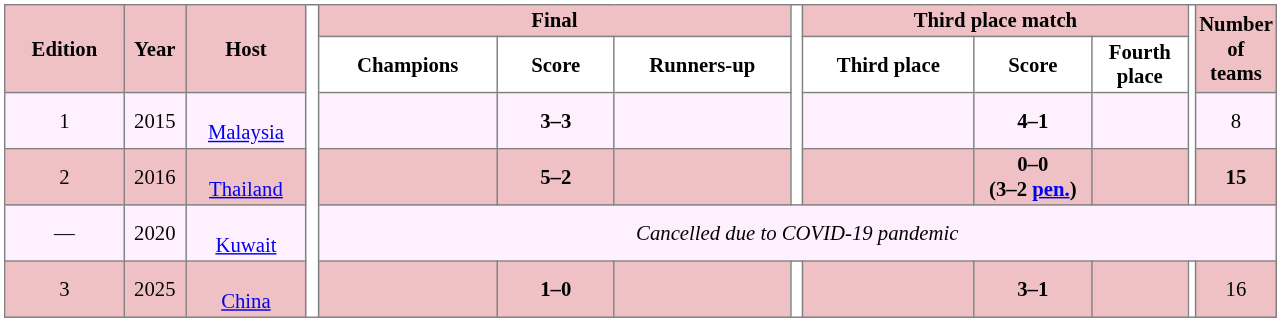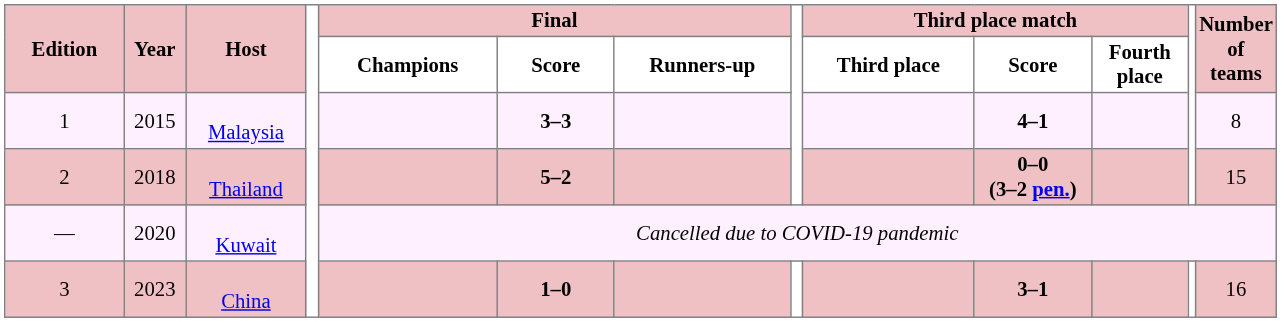(155, 176) 2016 -> (155, 176) 2018
(1236, 176) bold -> (1236, 176) normal
(155, 288) 2025 -> (155, 288) 2023
